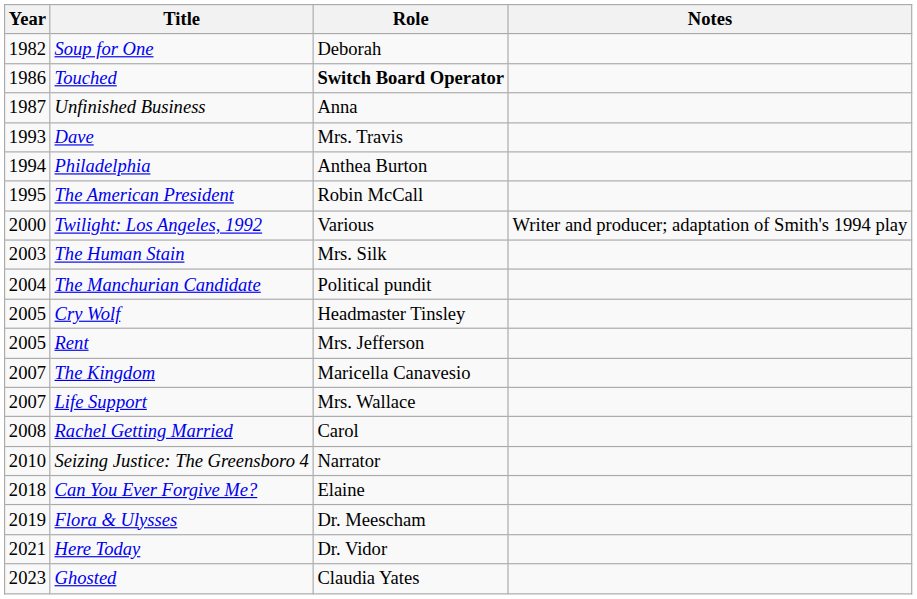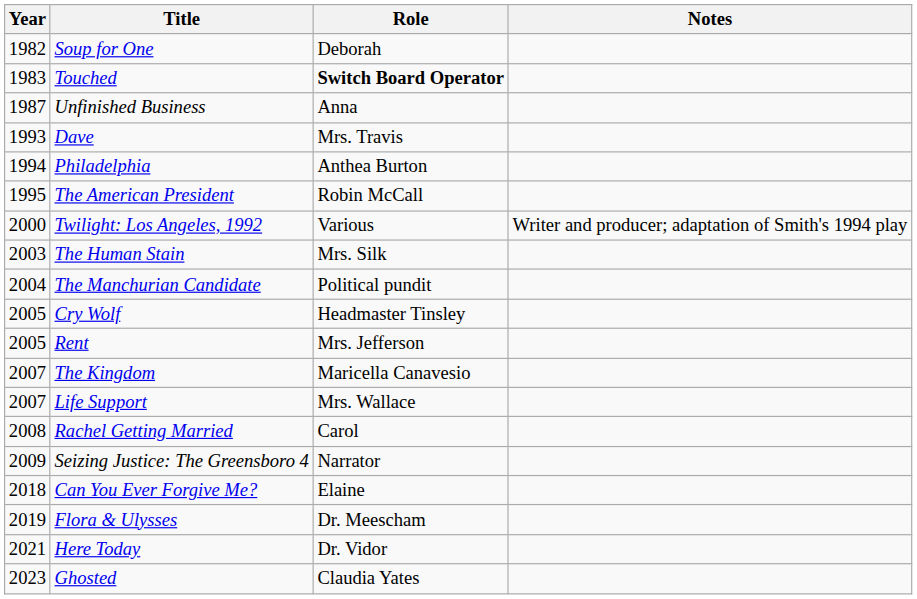(27, 78) 1986 -> (27, 78) 1983
(27, 460) 2010 -> (27, 460) 2009
